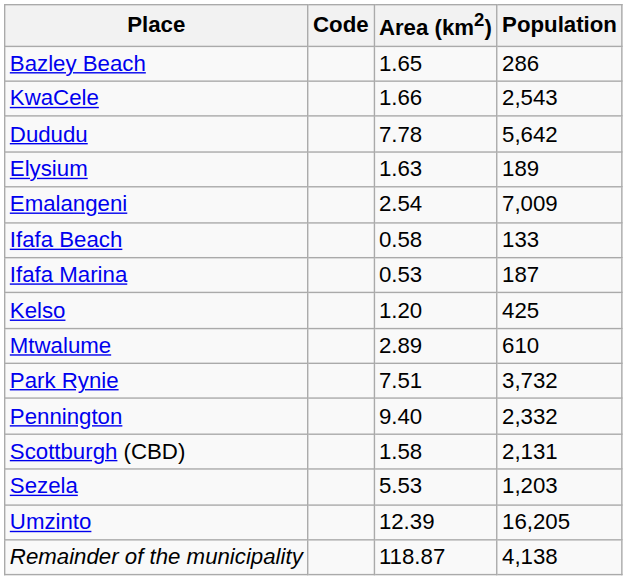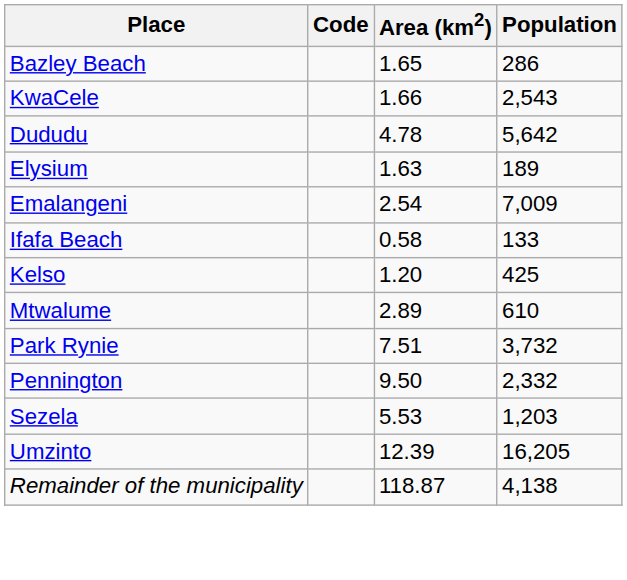(401, 133) 7.78 -> (401, 133) 4.78
- row: (69, 275)
(401, 416) 9.40 -> (401, 380) 9.50
- row: (98, 451)
